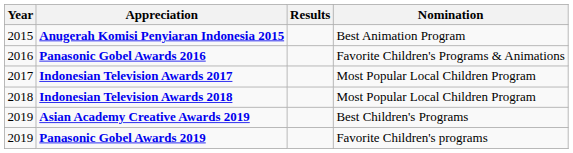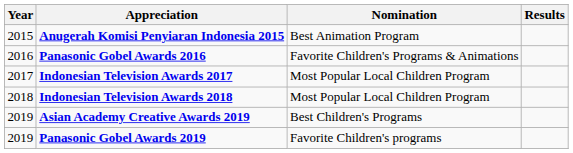columns swapped: (451, 14) <-> (310, 14)
